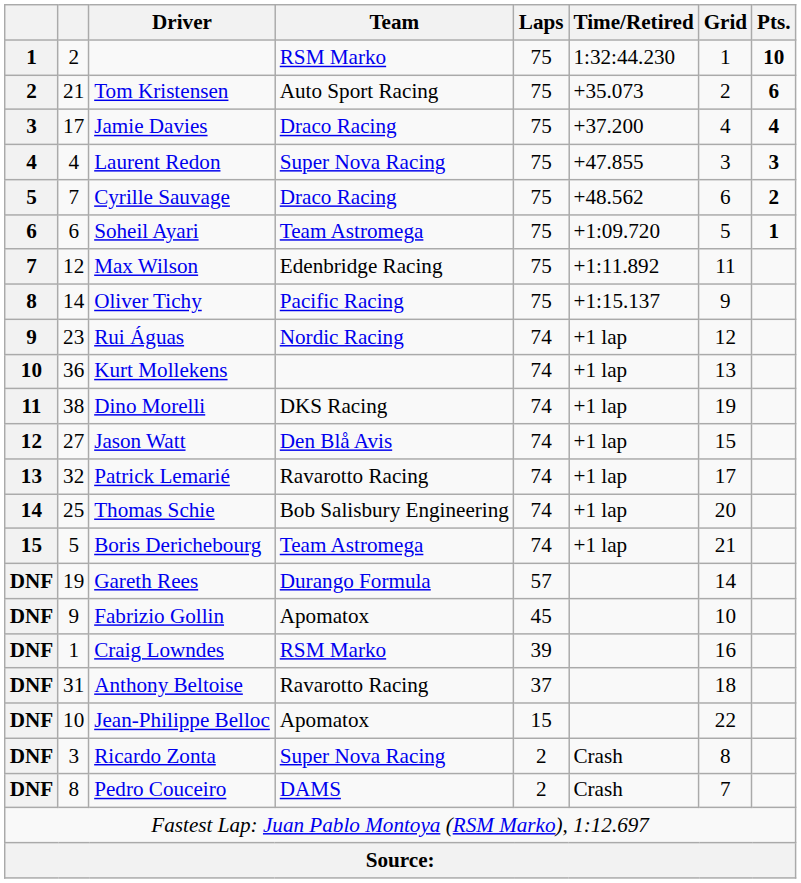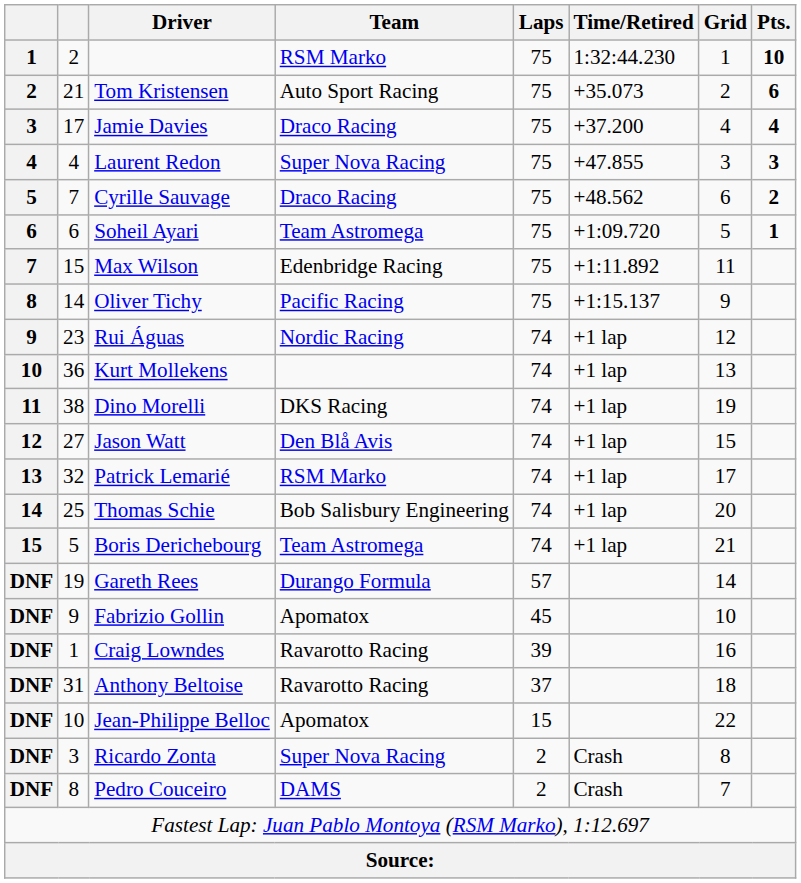(74, 266) 12 -> (74, 266) 15
(354, 476) Ravarotto Racing -> (333, 476) RSM Marko
(333, 650) RSM Marko -> (354, 650) Ravarotto Racing
